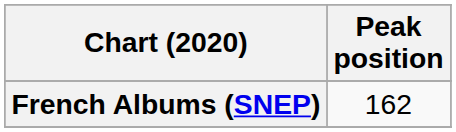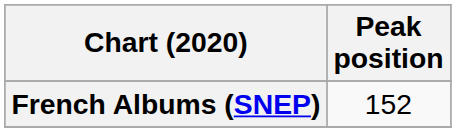(388, 103) 162 -> (388, 103) 152
